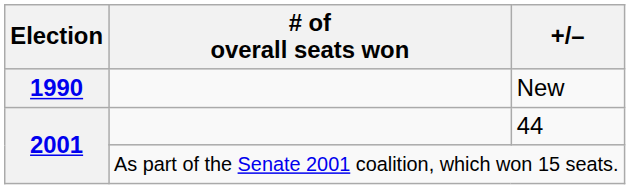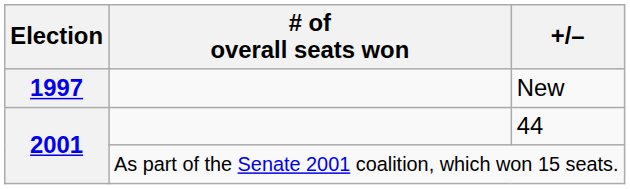(57, 88) 1990 -> (57, 88) 1997
